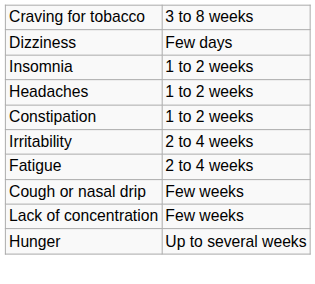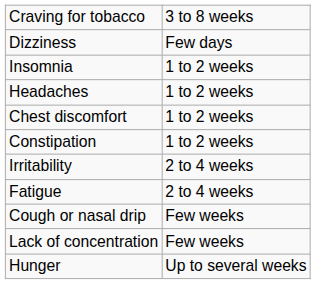+ row: (68, 117)
